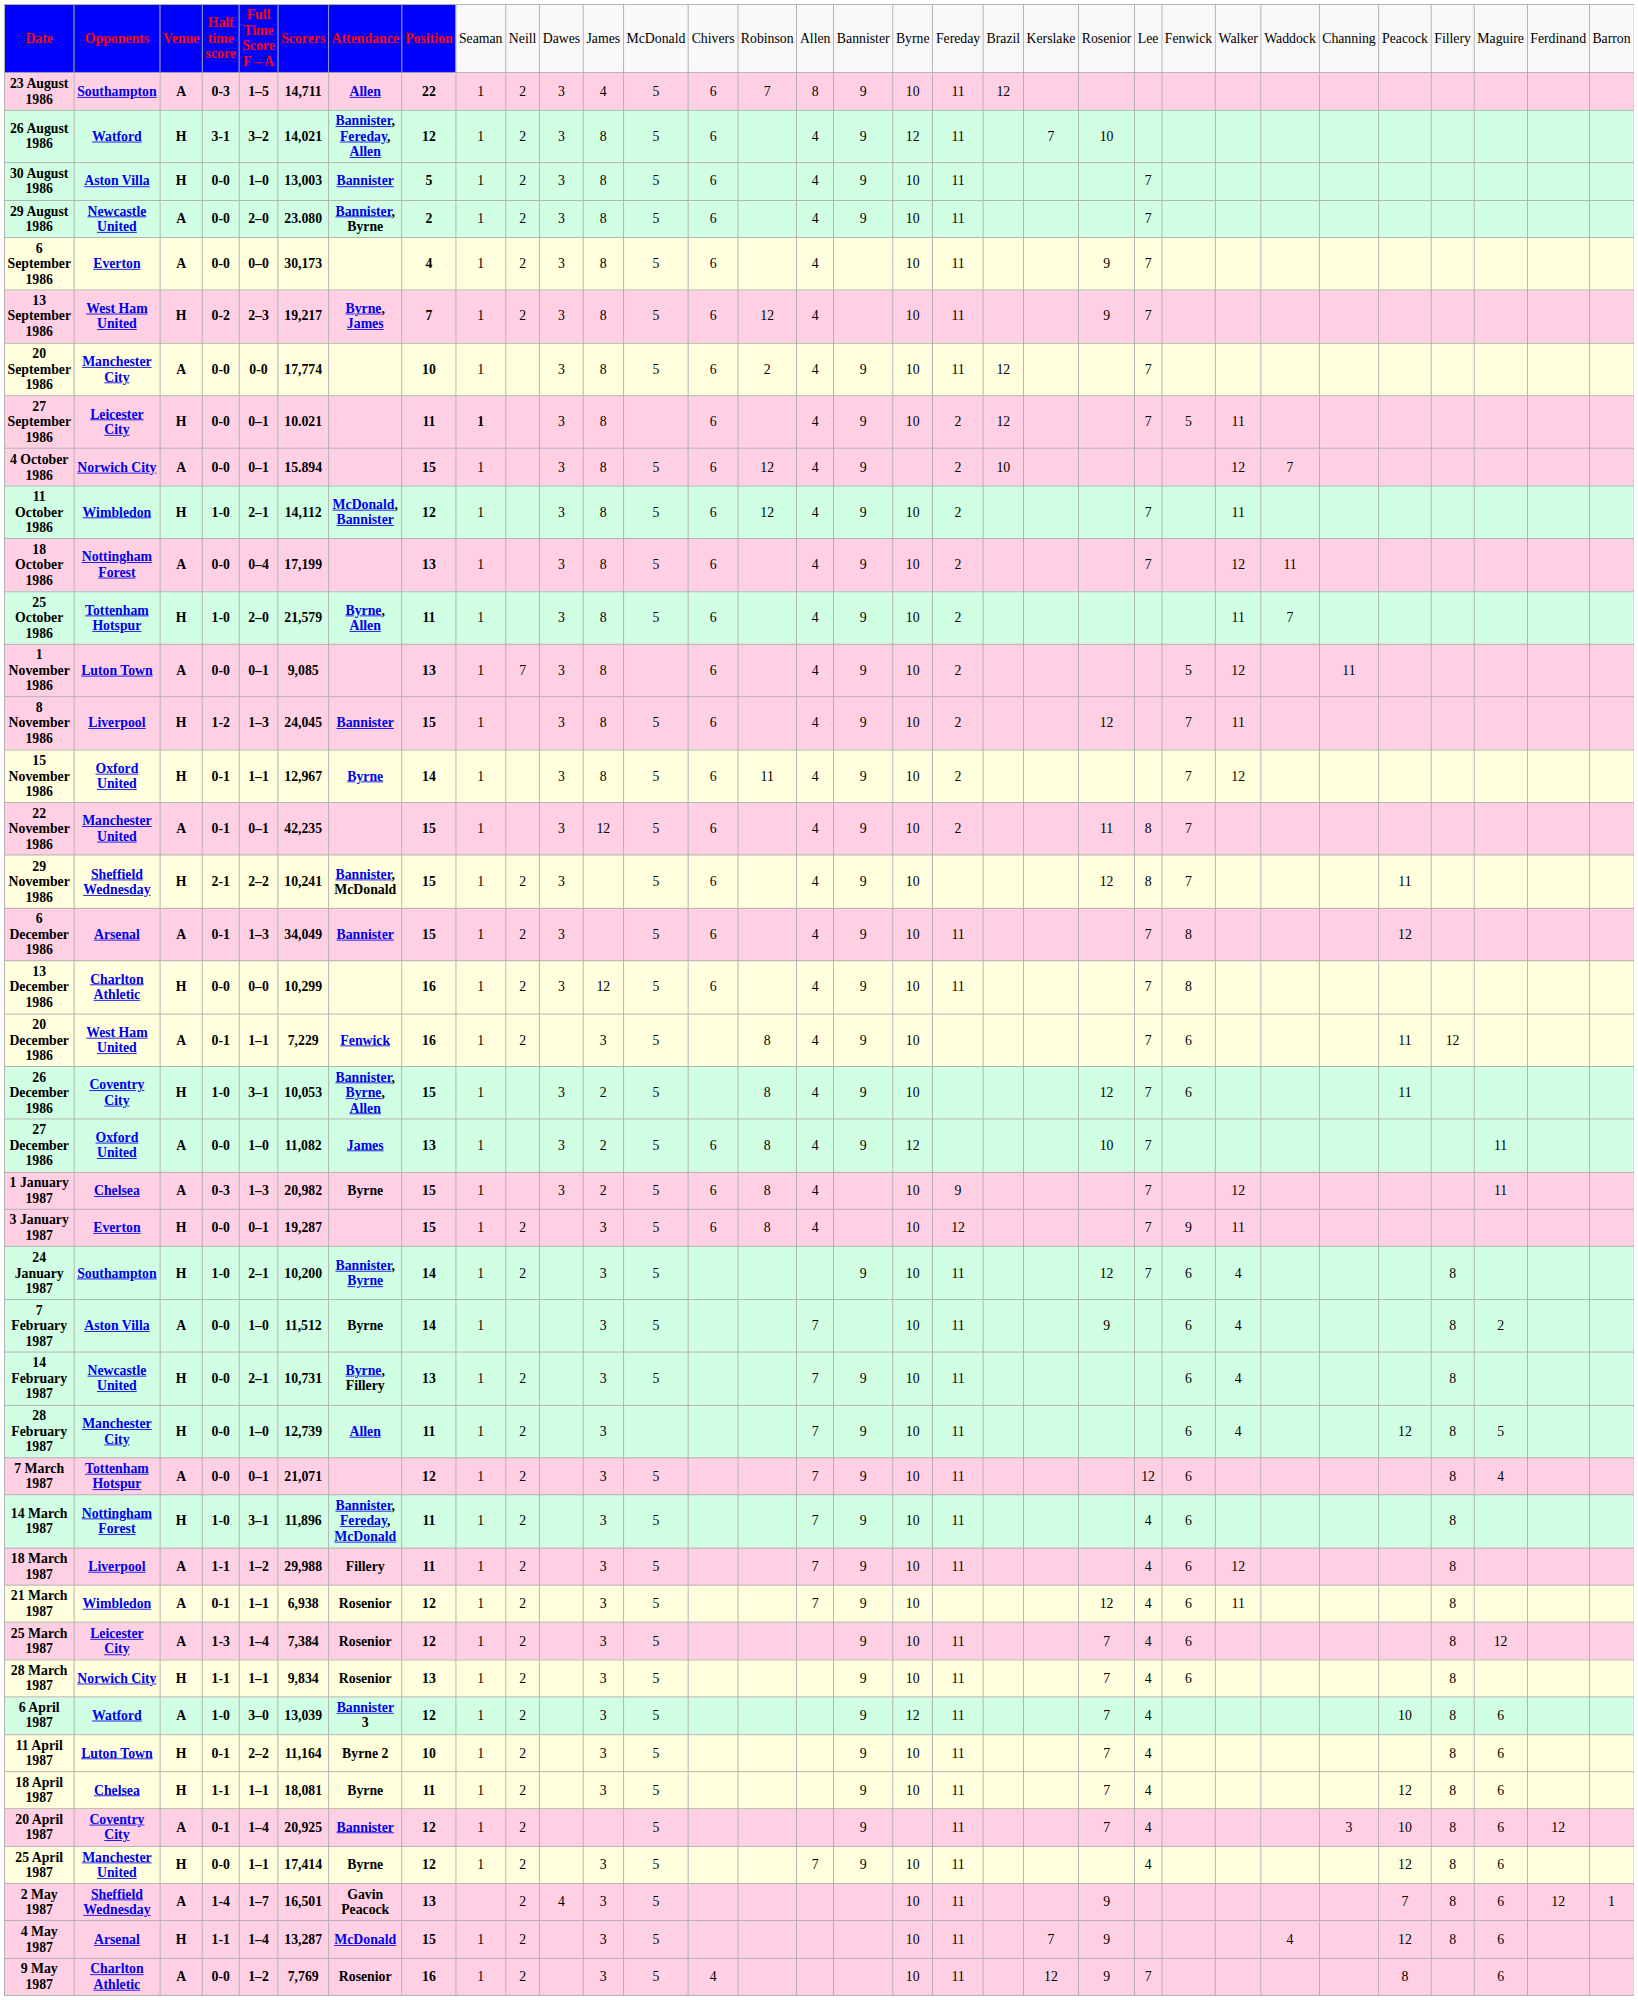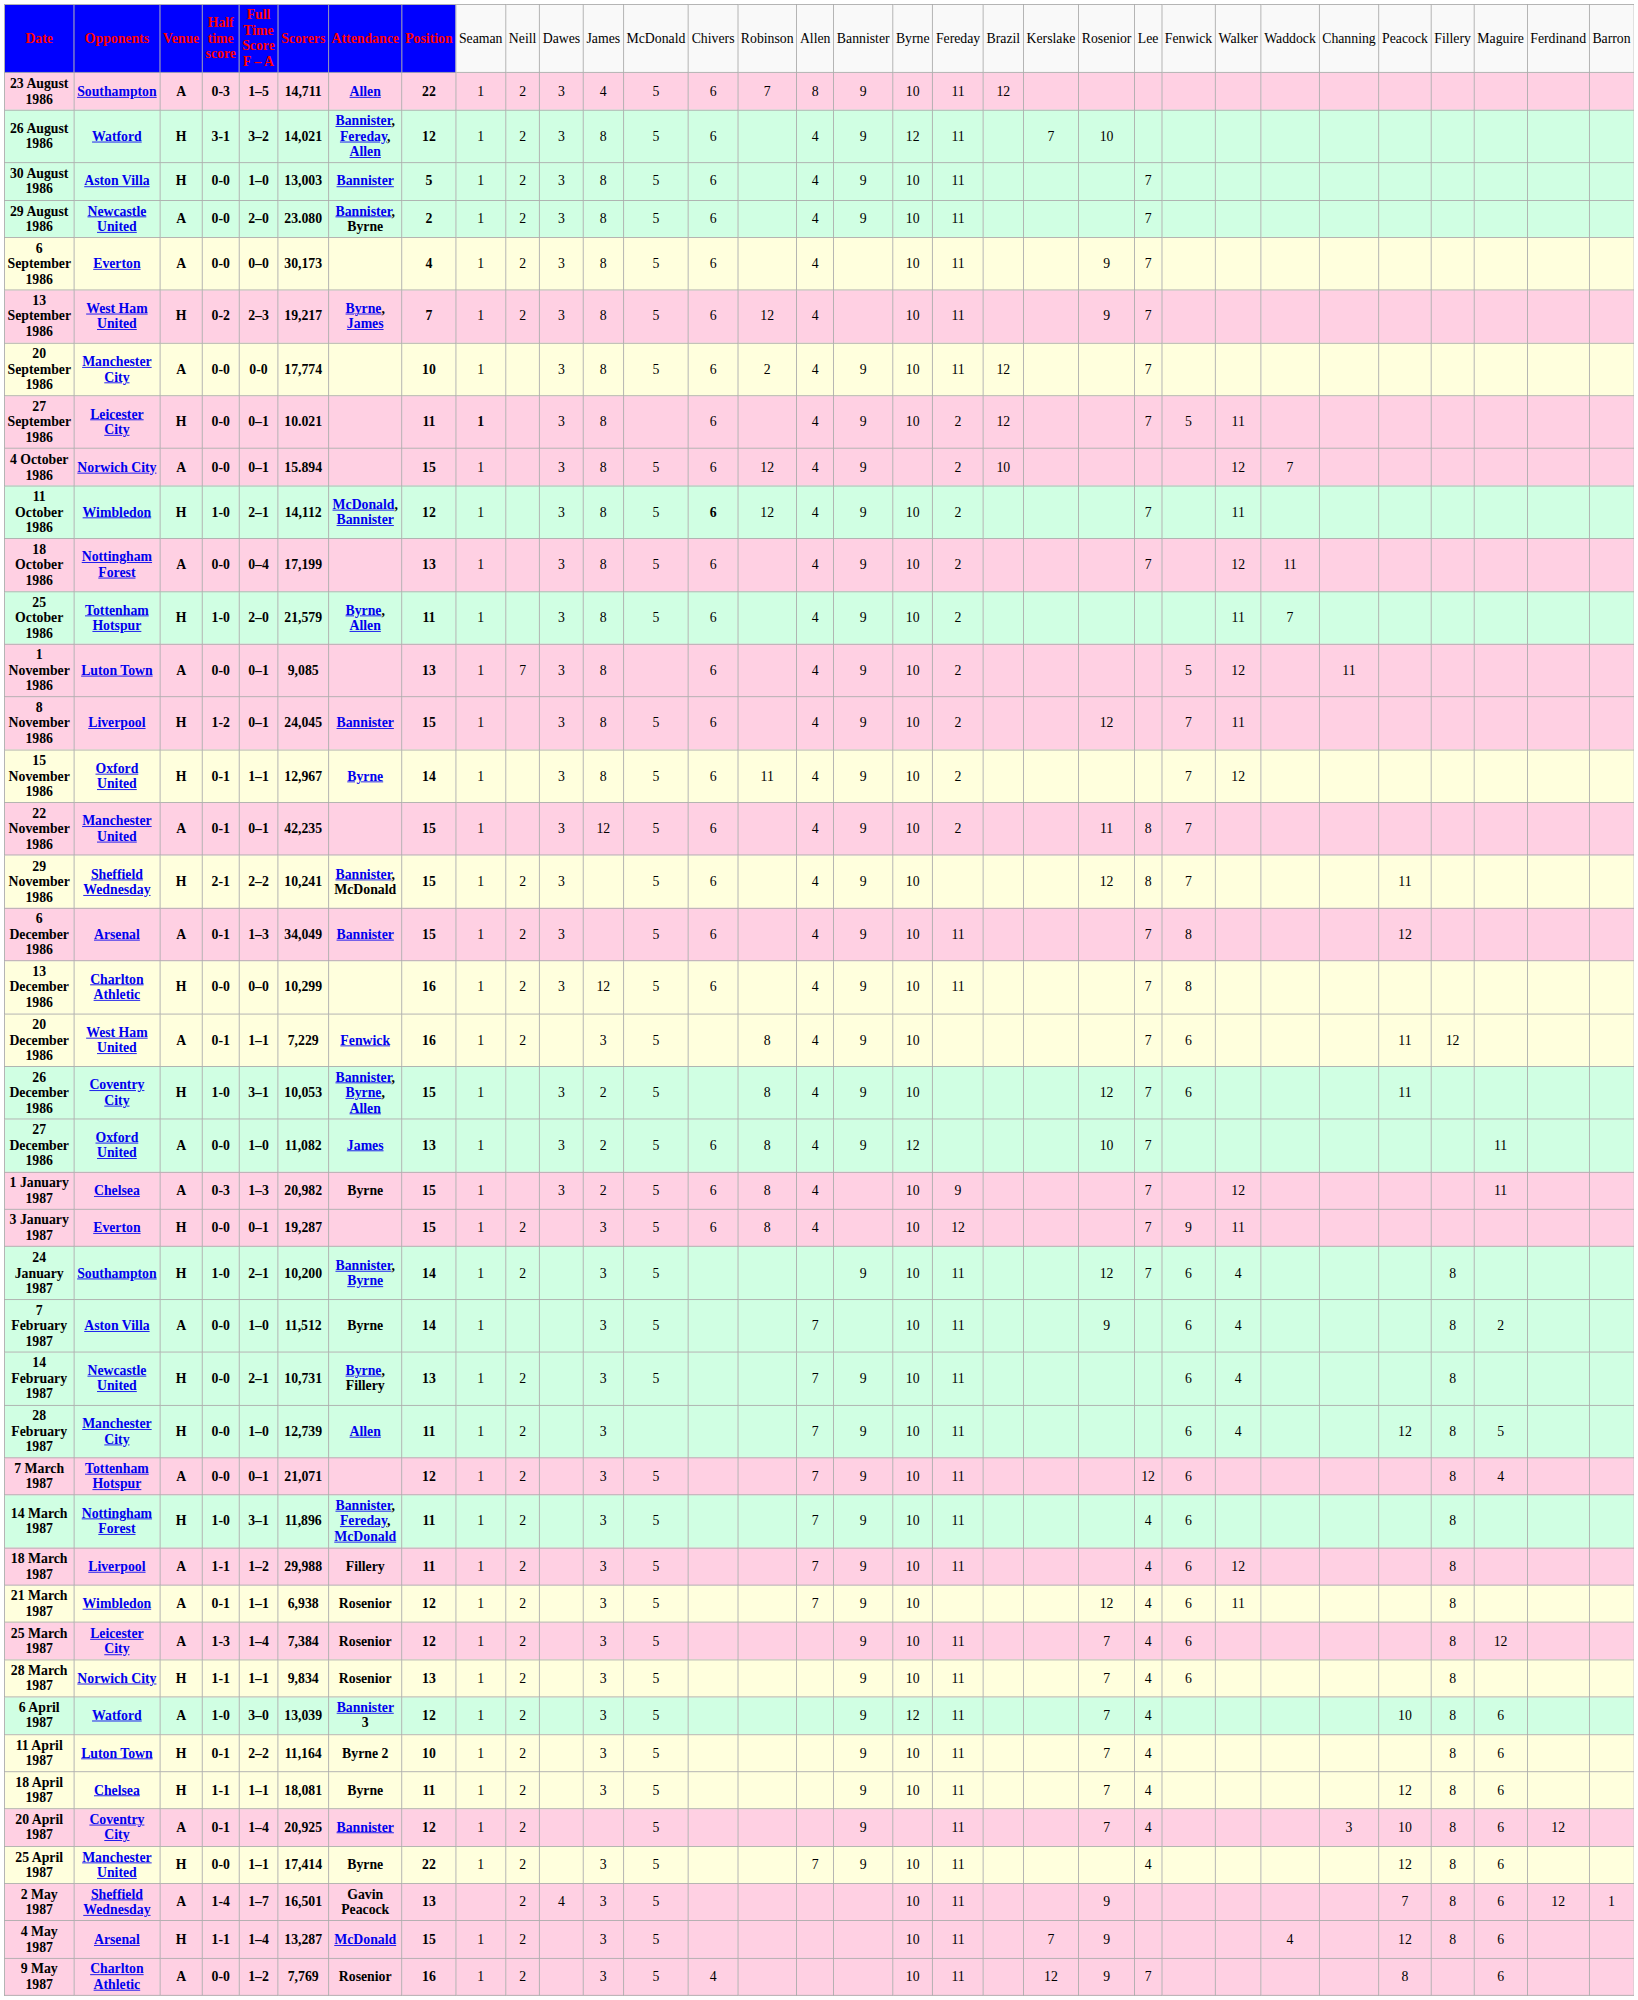(713, 512) normal -> (713, 512) bold
(259, 723) 1–3 -> (259, 723) 0–1
(429, 1864) 12 -> (429, 1864) 22
